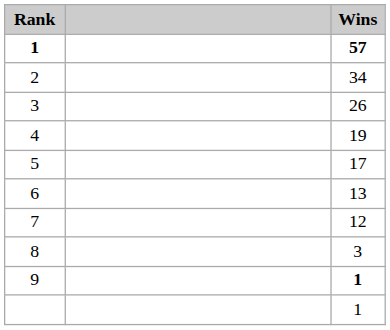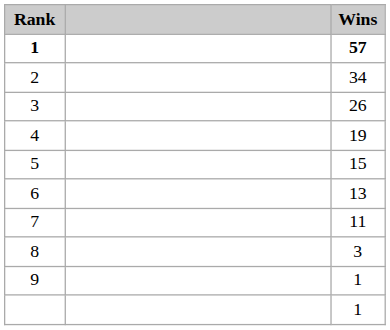(358, 163) 17 -> (358, 163) 15
(358, 221) 12 -> (358, 221) 11
(358, 279) bold -> (358, 279) normal
